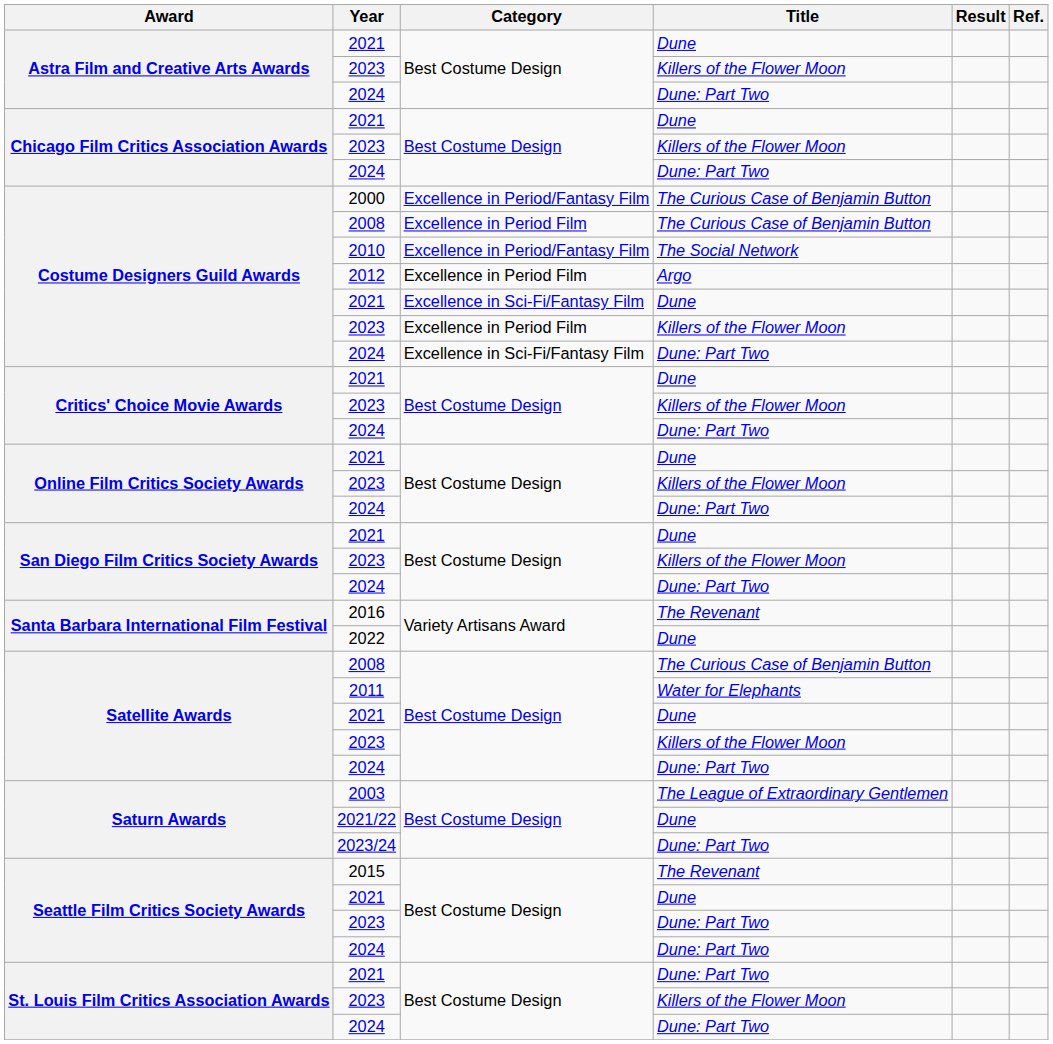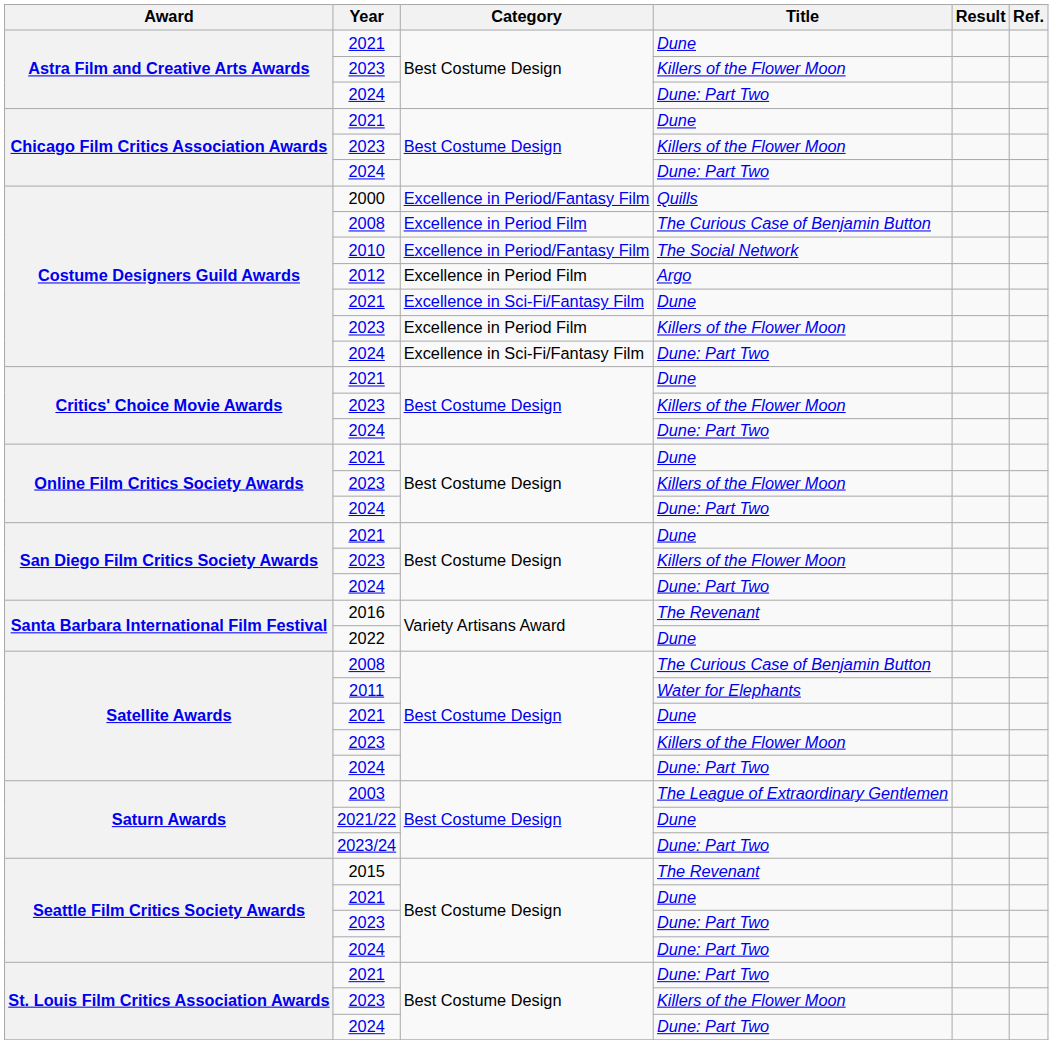(794, 198) The Curious Case of Benjamin Button -> (677, 198) Quills
